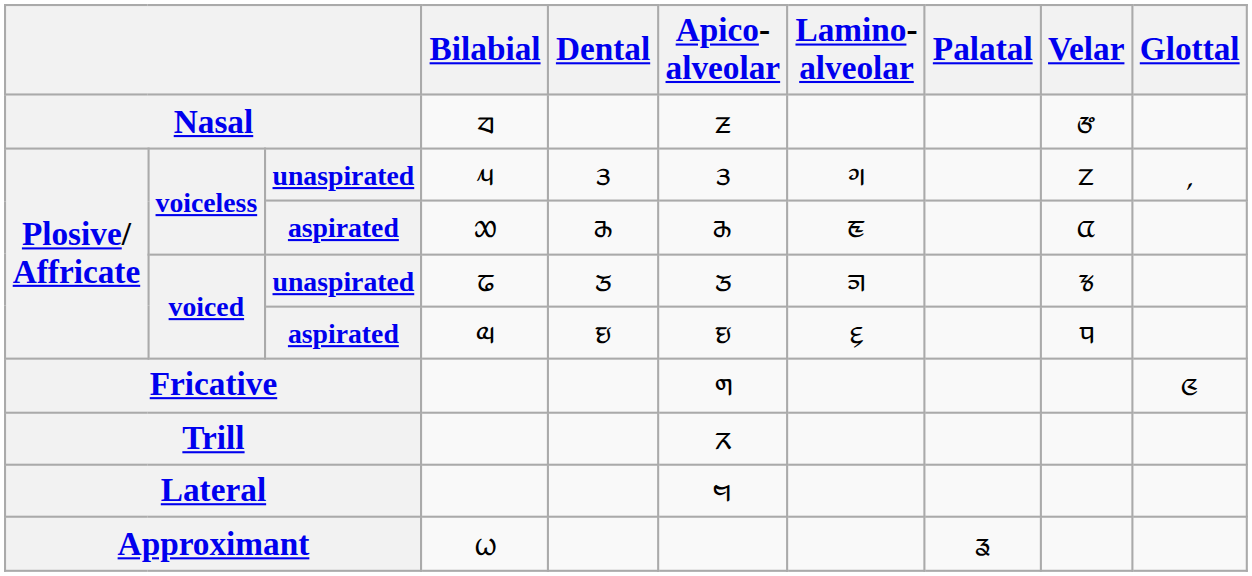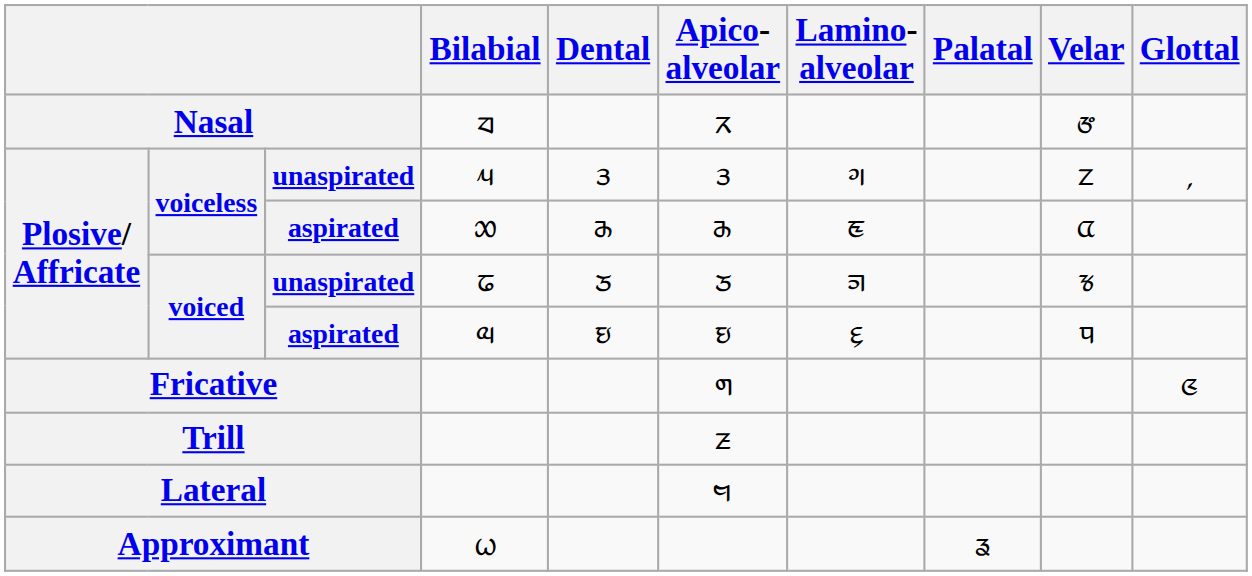(723, 121) ᤏ -> (723, 121) ᤖ
(723, 437) ᤖ -> (723, 437) ᤏ
